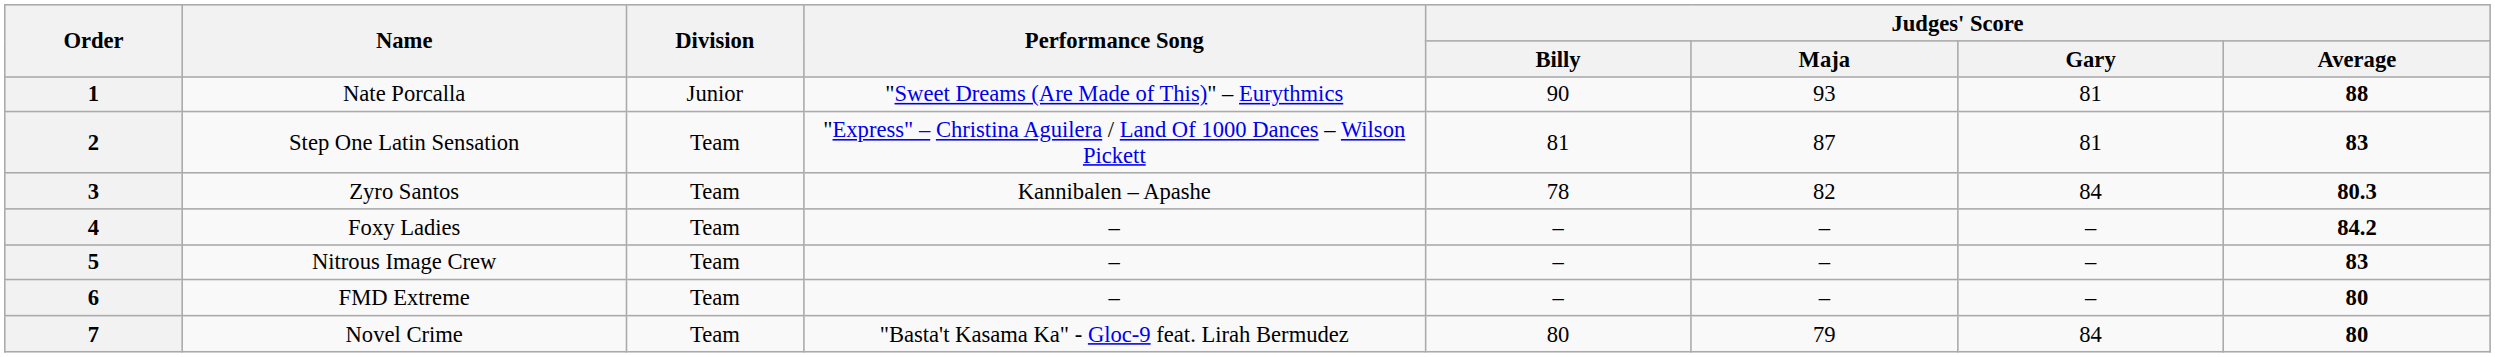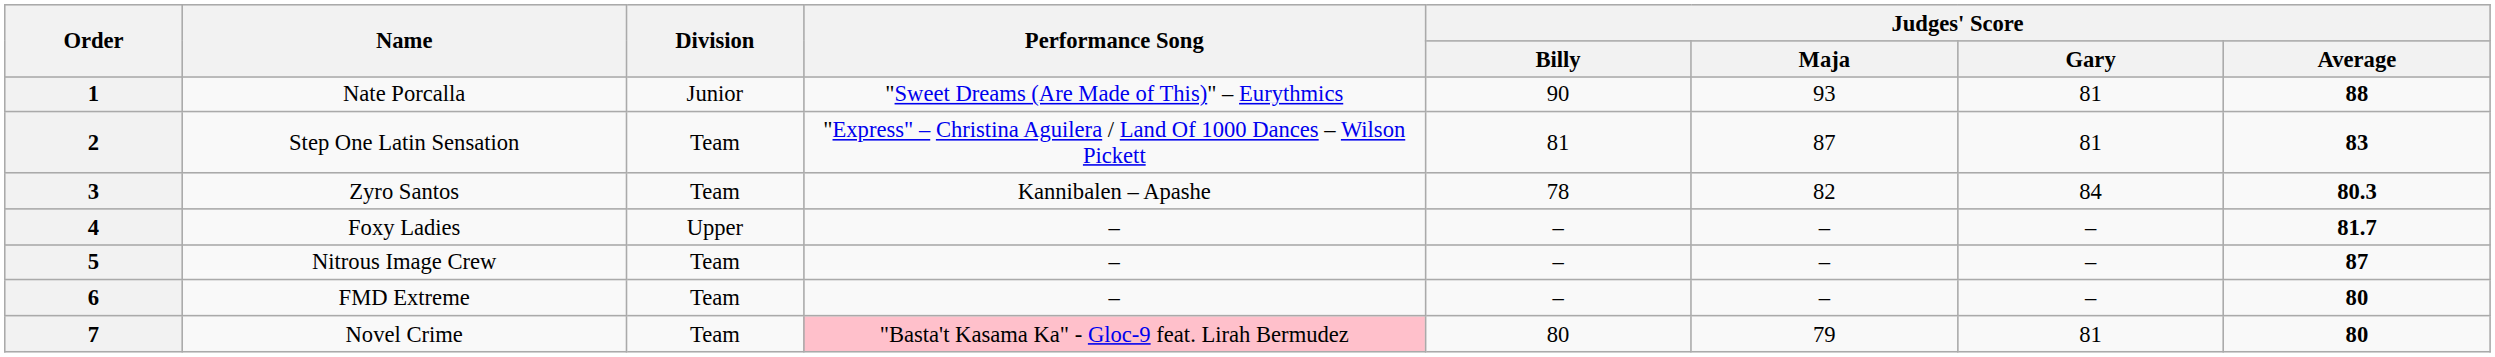(715, 227) Team -> (715, 227) Upper
(2357, 227) 84.2 -> (2357, 227) 81.7
(2357, 262) 83 -> (2357, 262) 87
(1114, 334) no background -> (1114, 334) pink background
(2091, 334) 84 -> (2091, 334) 81
